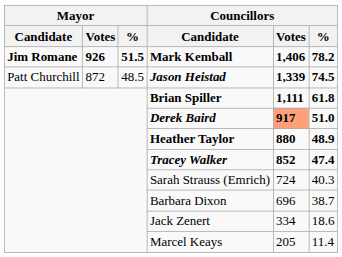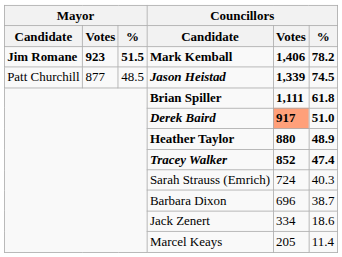(95, 56) 926 -> (95, 56) 923
(95, 77) 872 -> (95, 77) 877
